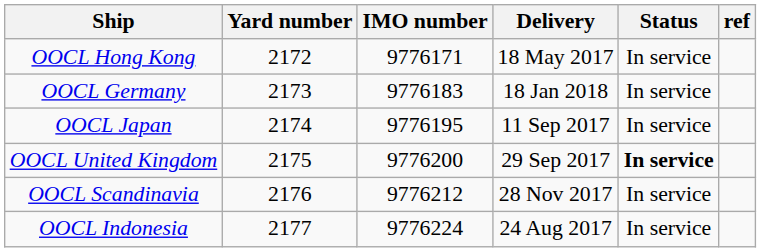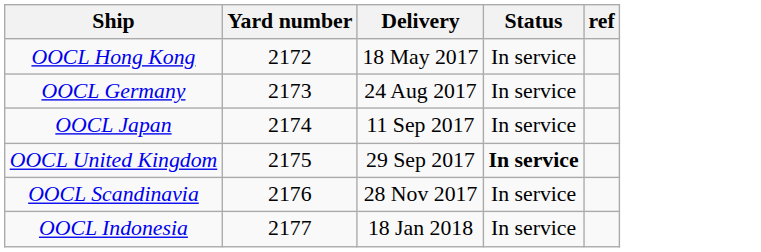- column: (425, 21)
(556, 90) 18 Jan 2018 -> (420, 90) 24 Aug 2017
(556, 228) 24 Aug 2017 -> (420, 228) 18 Jan 2018
